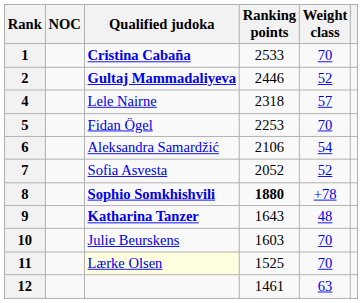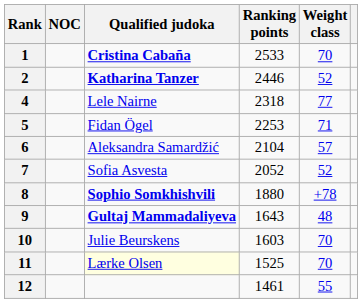(162, 78) Gultaj Mammadaliyeva -> (143, 78) Katharina Tanzer
(325, 101) 57 -> (325, 101) 77
(325, 124) 70 -> (325, 124) 71
(269, 147) 2106 -> (269, 147) 2104
(325, 147) 54 -> (325, 147) 57
(269, 194) bold -> (269, 194) normal
(143, 217) Katharina Tanzer -> (162, 217) Gultaj Mammadaliyeva
(325, 286) 63 -> (325, 286) 55
